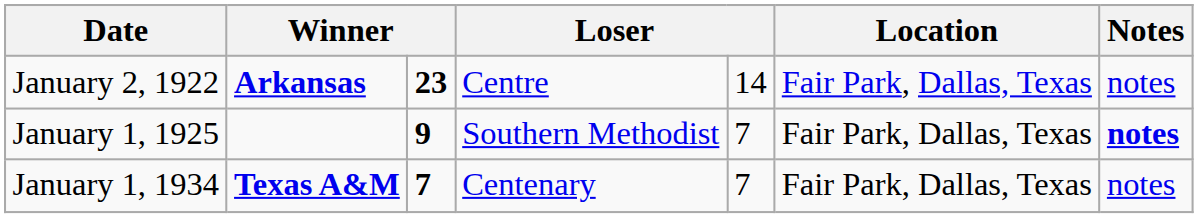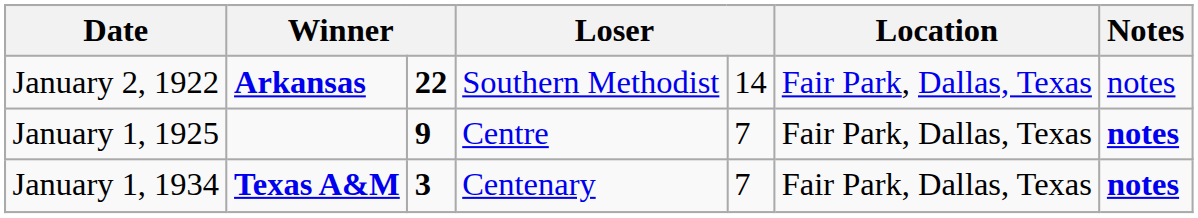(431, 81) 23 -> (431, 81) 22
(506, 81) Centre -> (591, 81) Southern Methodist
(591, 133) Southern Methodist -> (506, 133) Centre
(423, 184) 7 -> (423, 184) 3
(1141, 184) normal -> (1143, 184) bold
